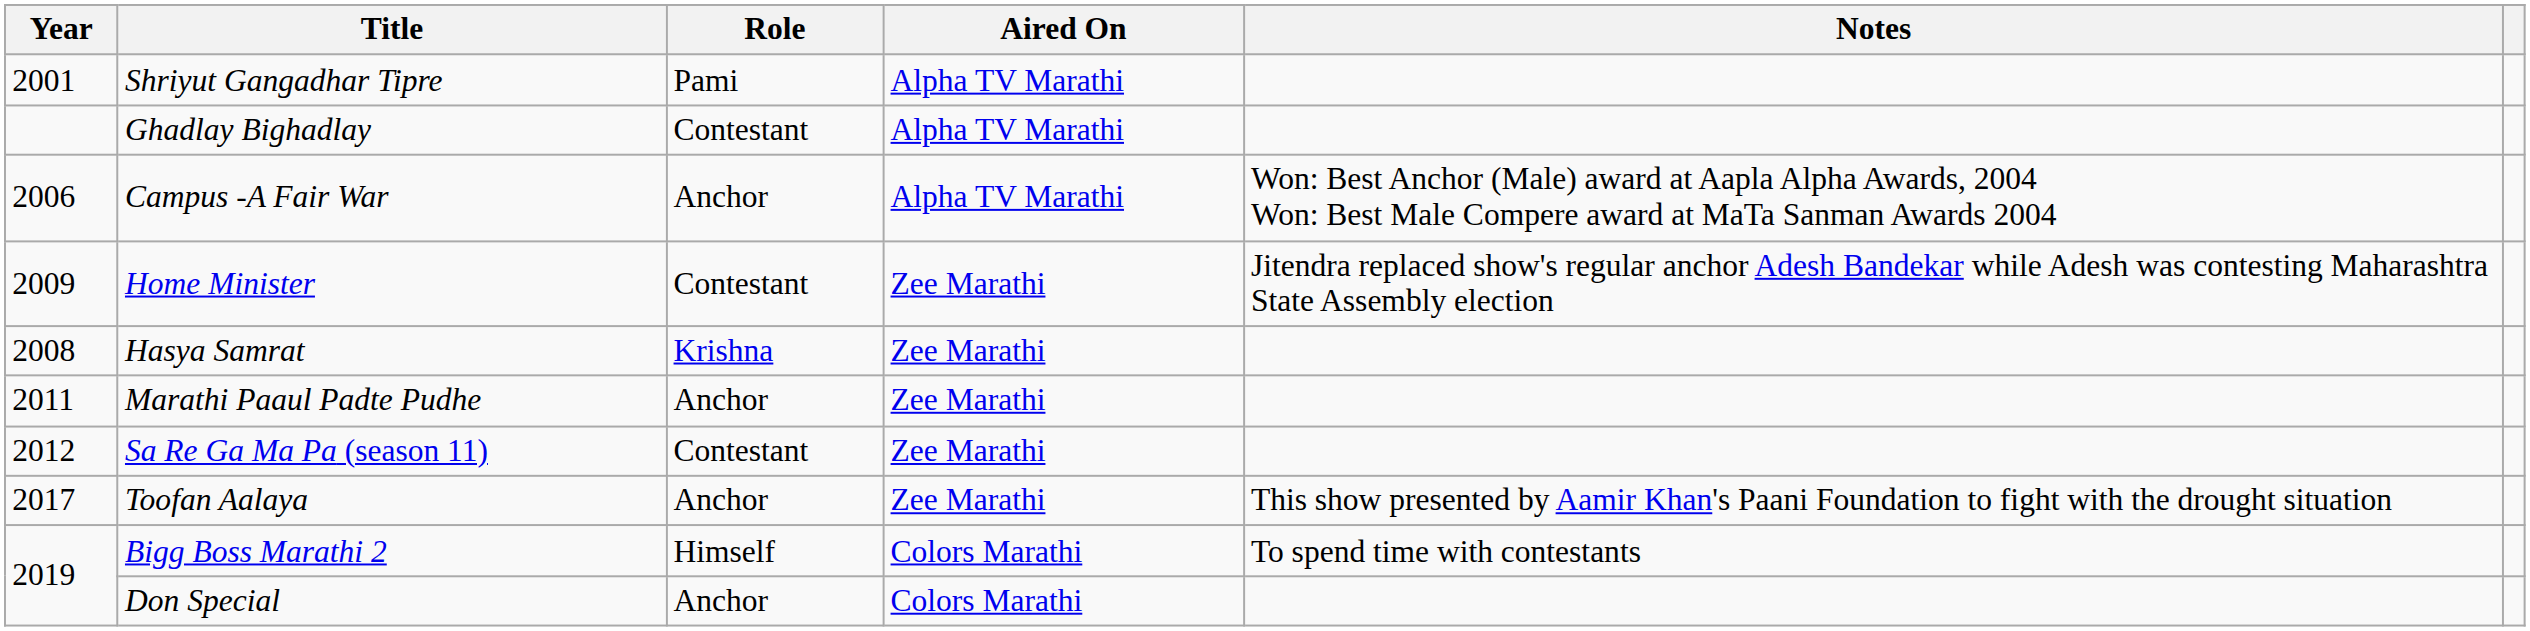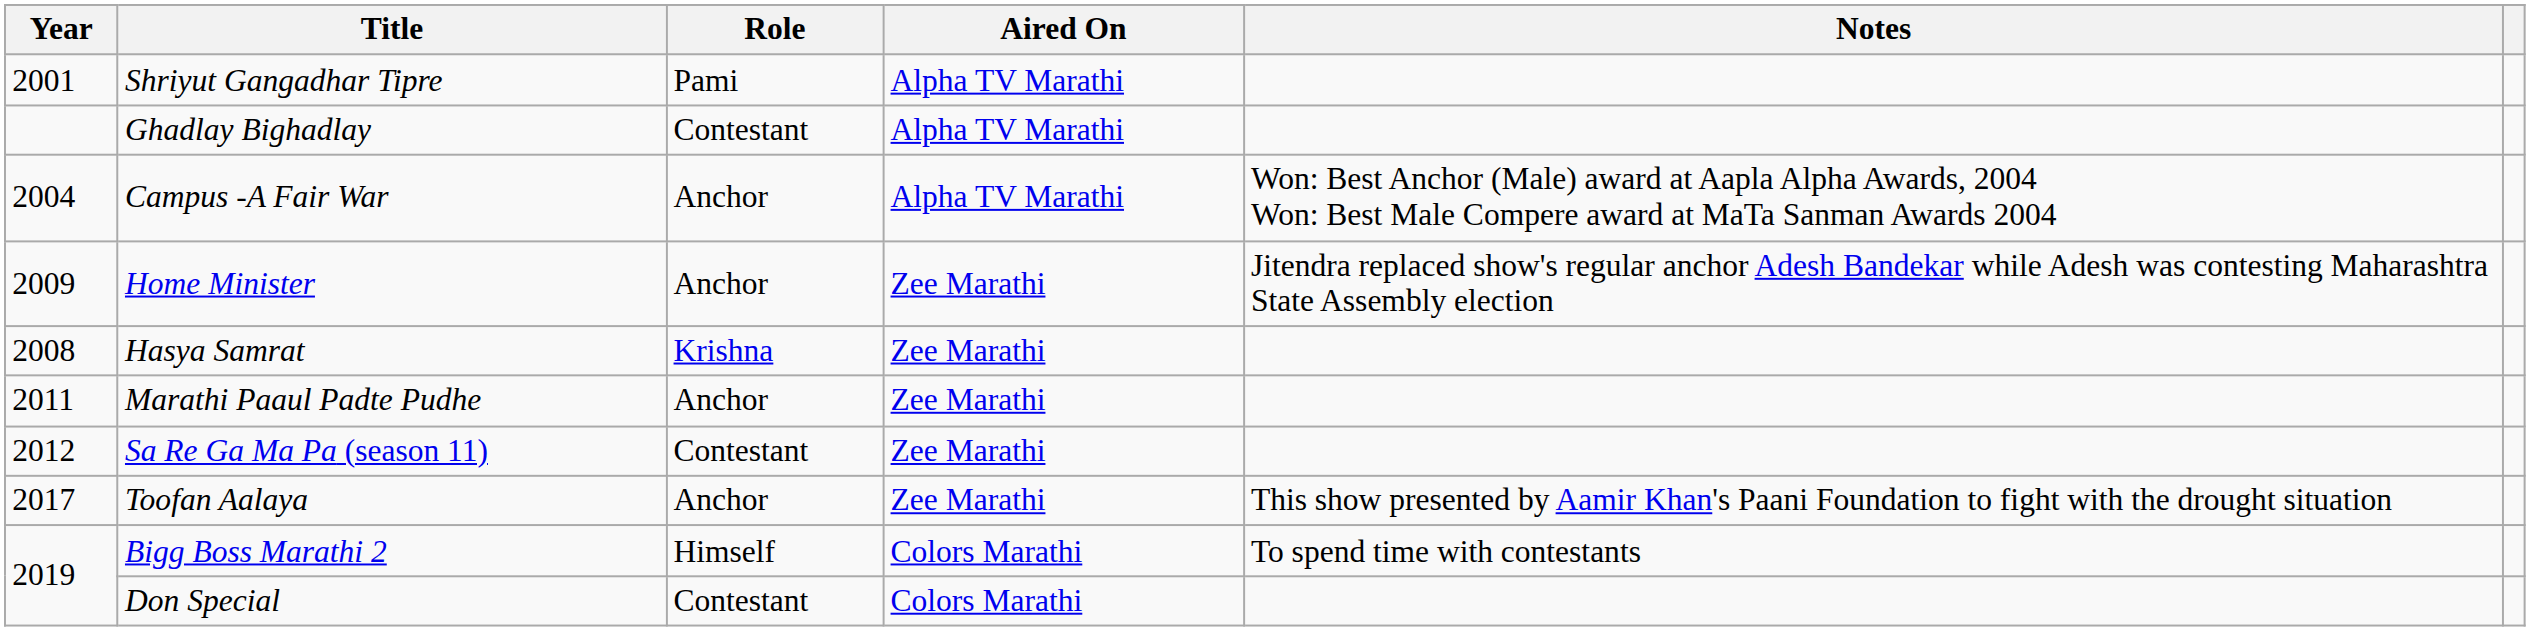(44, 197) 2006 -> (44, 197) 2004
(741, 282) Contestant -> (721, 282) Anchor
(721, 600) Anchor -> (741, 600) Contestant
